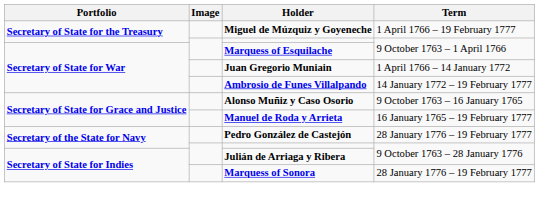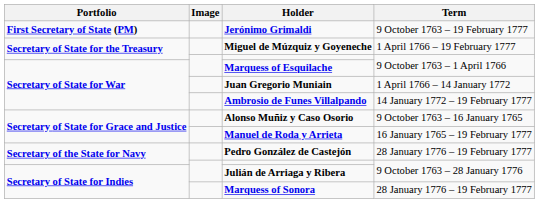+ row: (268, 29)
